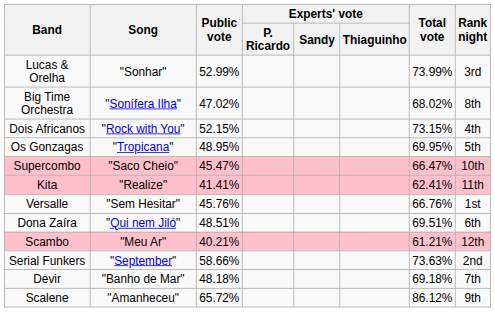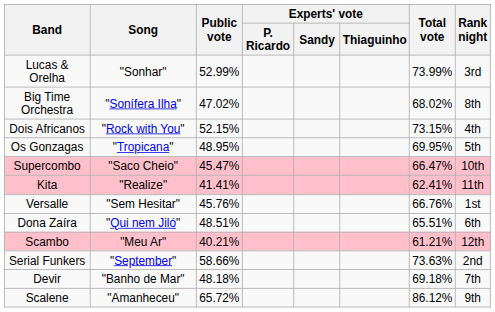(432, 223) 69.51% -> (432, 223) 65.51%
